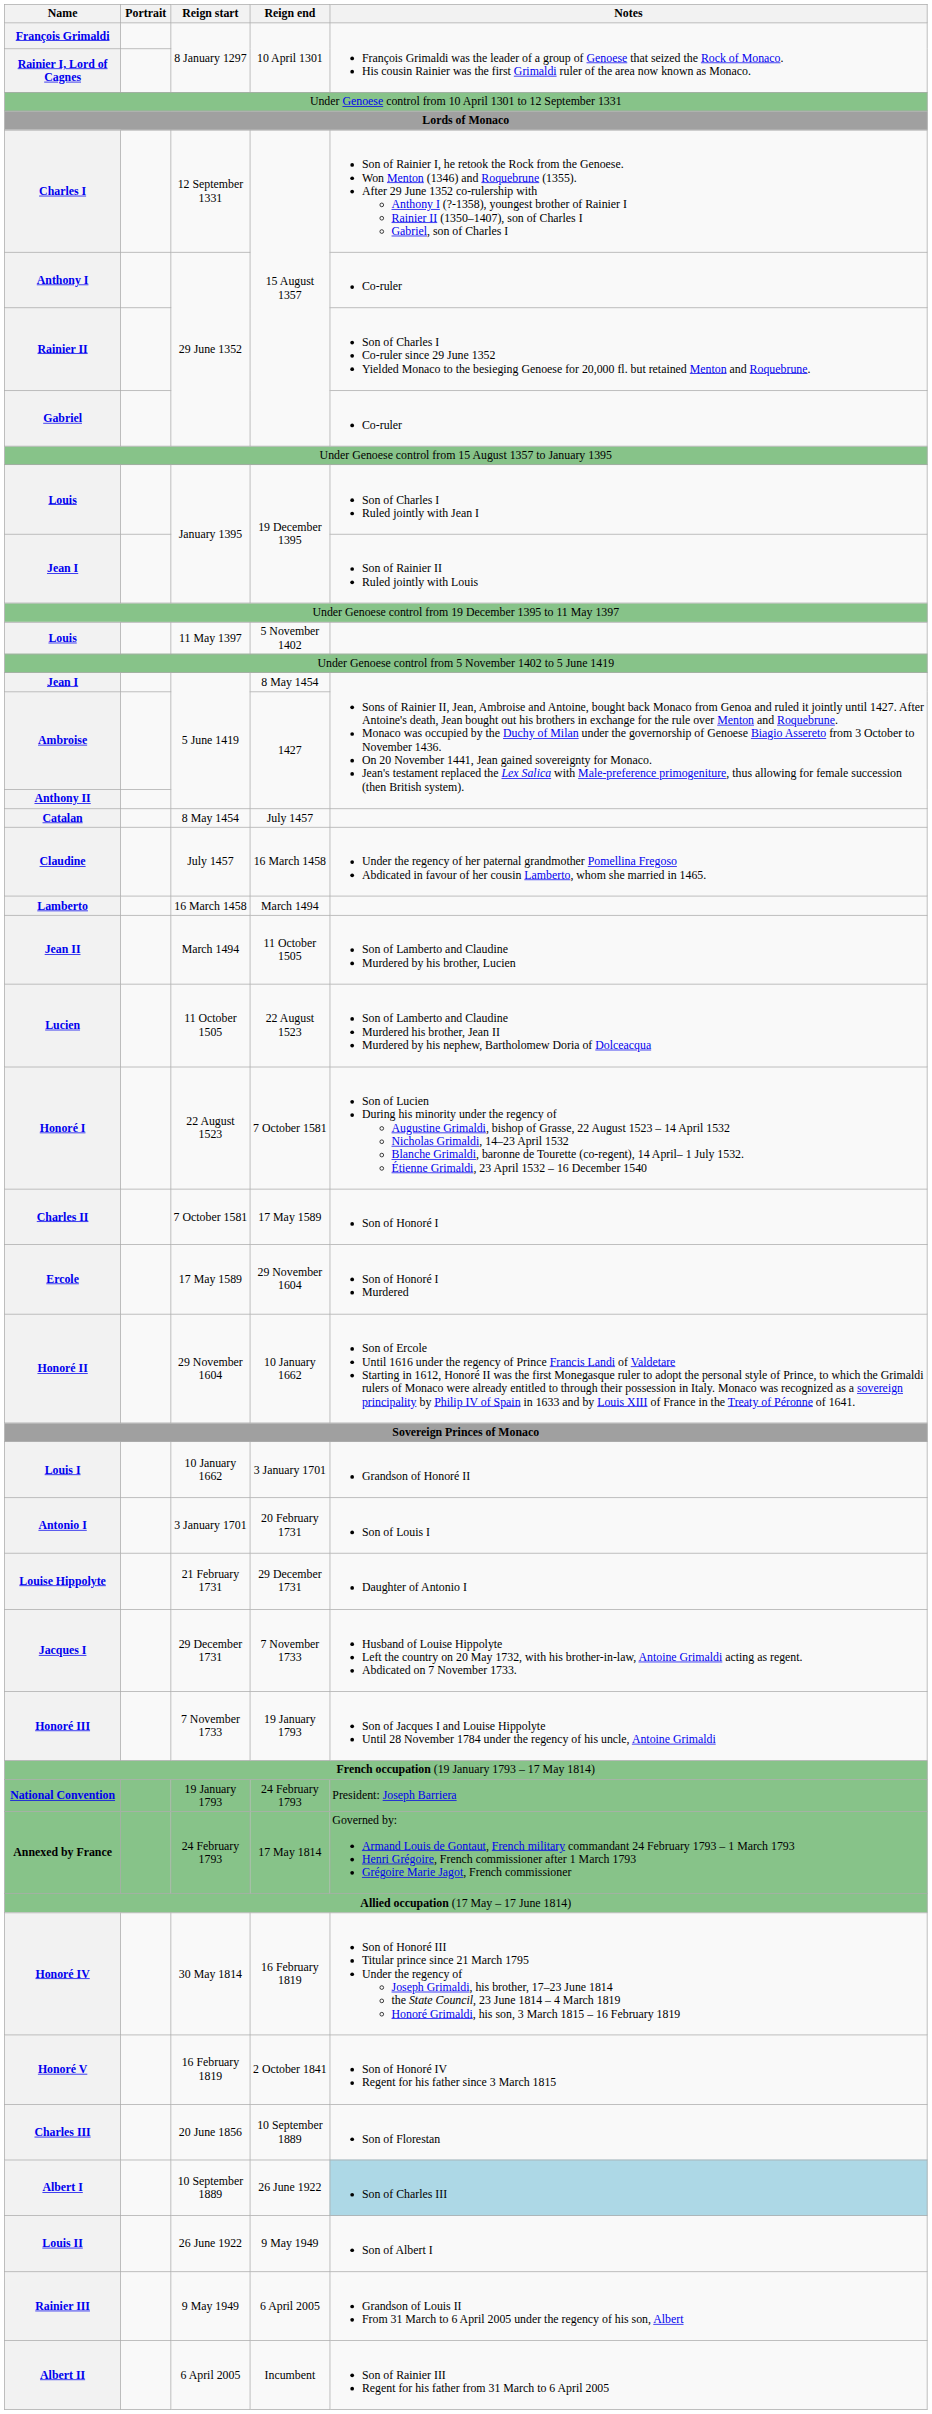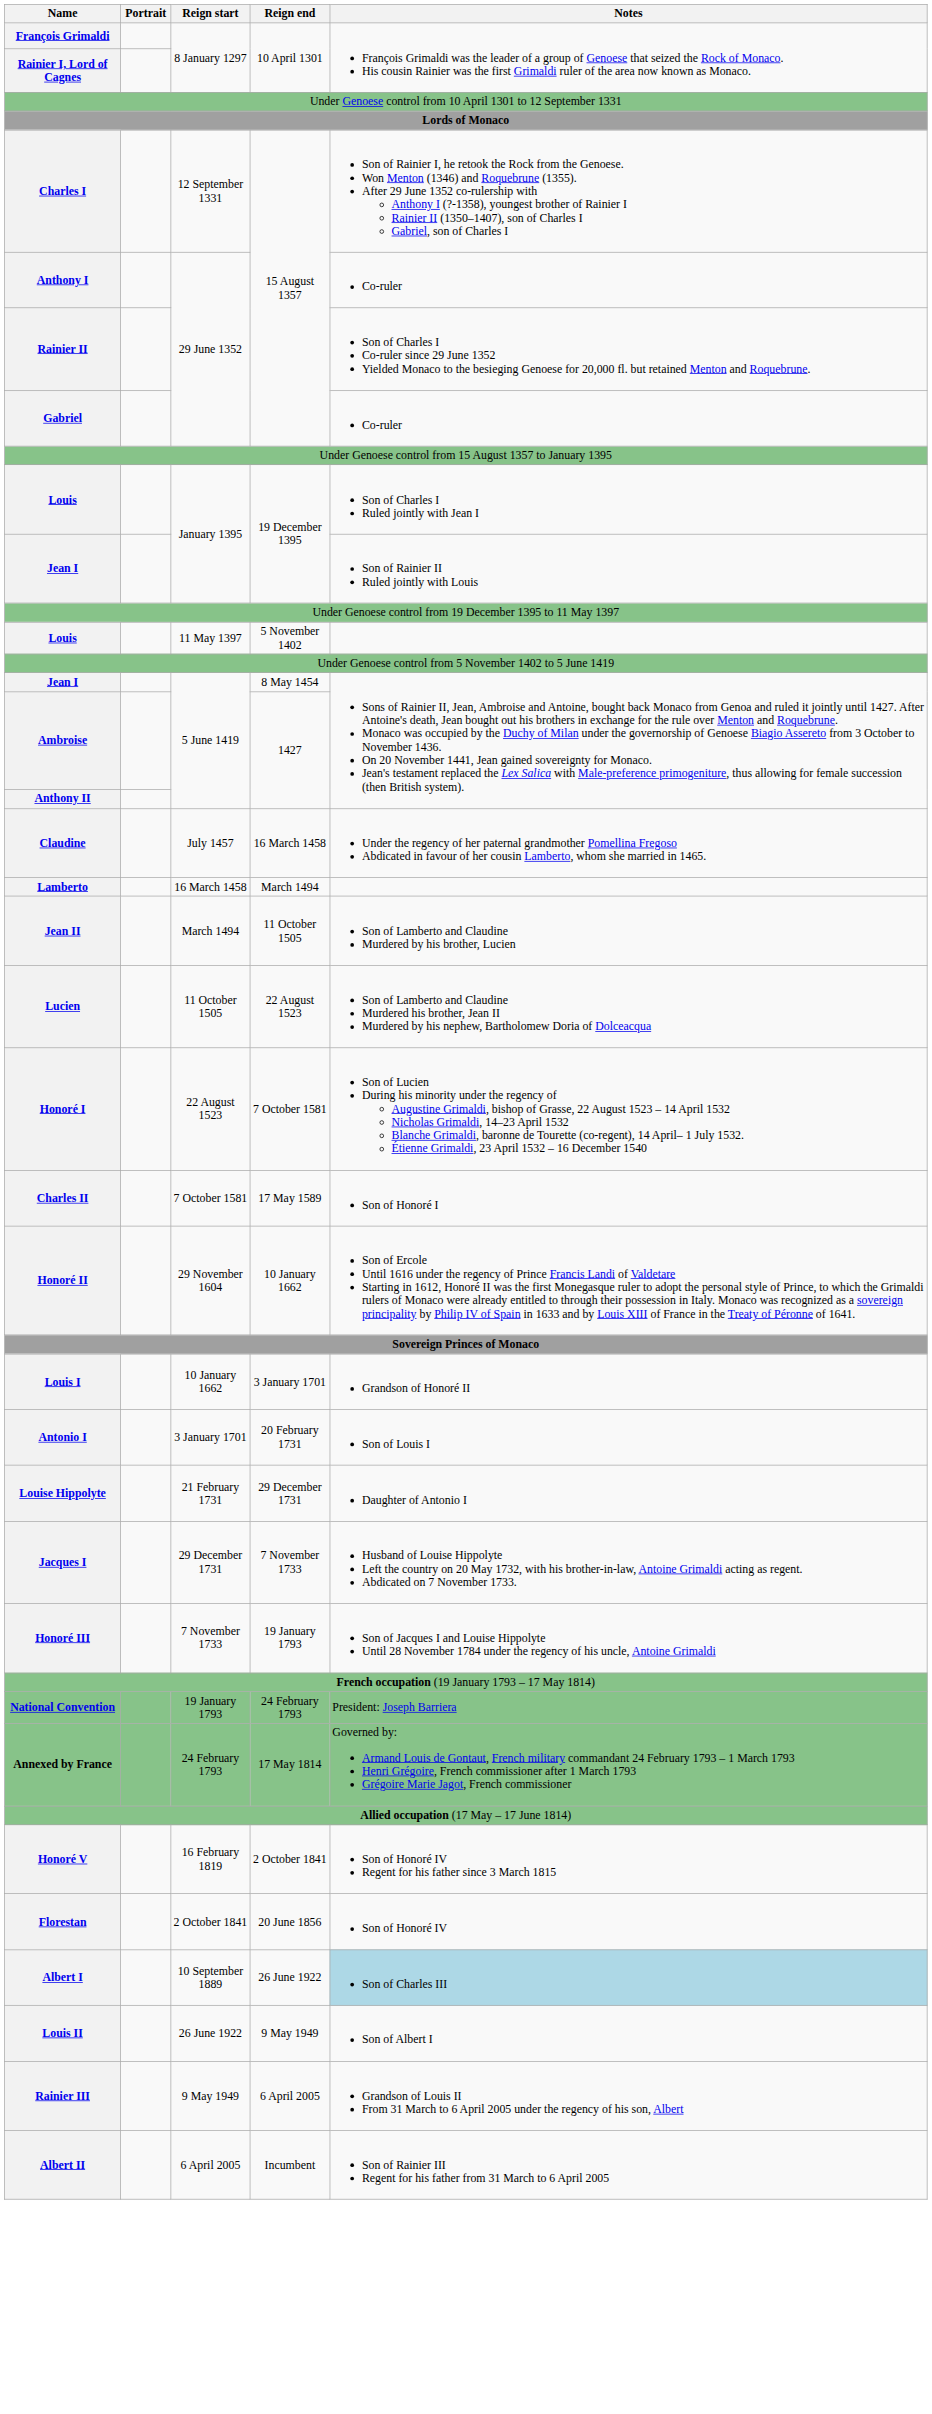- row: (63, 817)
- row: (63, 1279)
- row: (63, 1973)
+ row: (63, 1921)
- row: (63, 2132)
